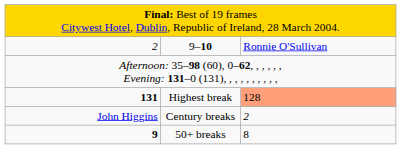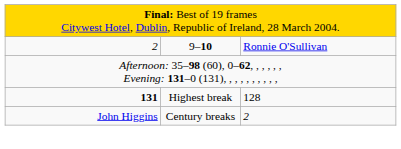(252, 97) lightsalmon background -> (252, 97) no background
- row: (200, 135)
